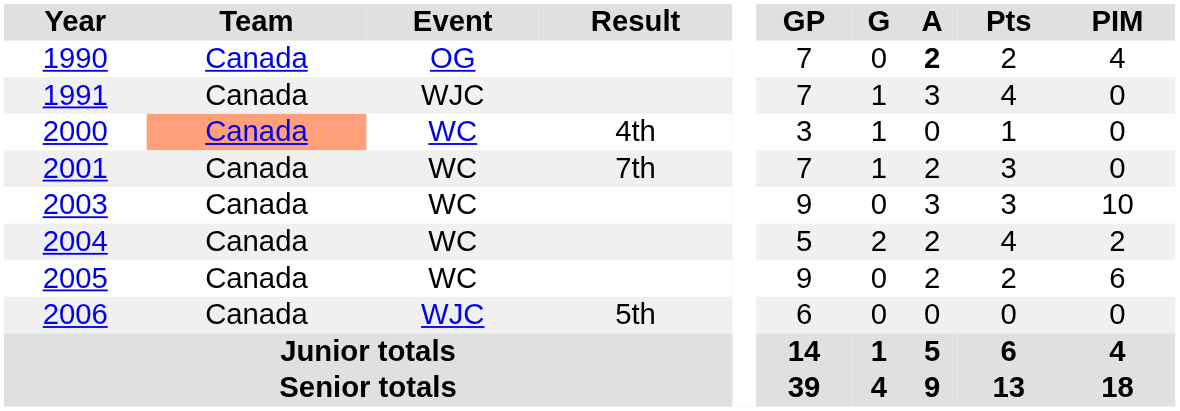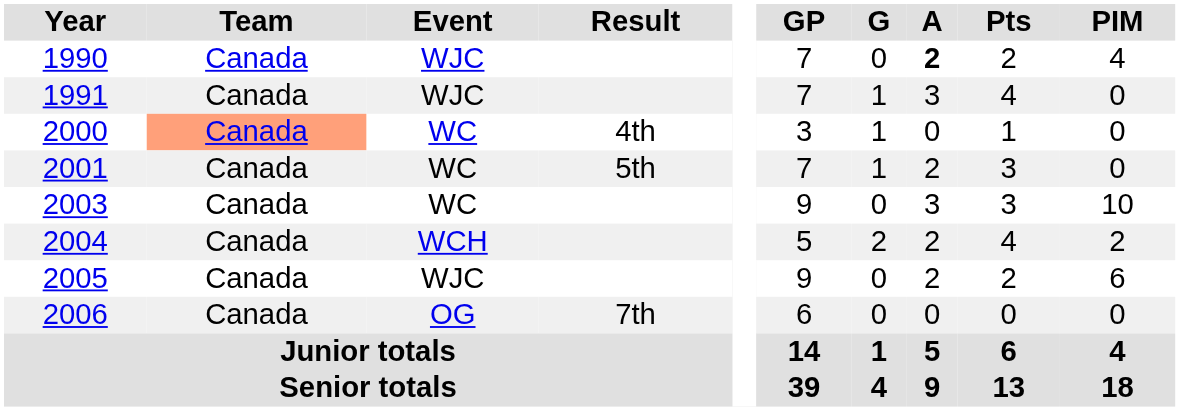(453, 58) OG -> (453, 58) WJC
(636, 168) 7th -> (636, 168) 5th
(453, 241) WC -> (453, 241) WCH
(453, 278) WC -> (453, 278) WJC
(453, 314) WJC -> (453, 314) OG
(636, 314) 5th -> (636, 314) 7th
